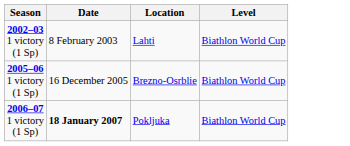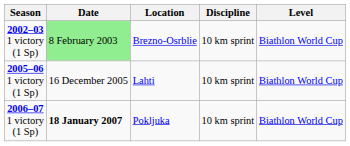+ column: (228, 12)
(83, 40) no background -> (83, 40) lightgreen background
(144, 40) Lahti -> (165, 40) Brezno-Osrblie
(165, 80) Brezno-Osrblie -> (144, 80) Lahti
